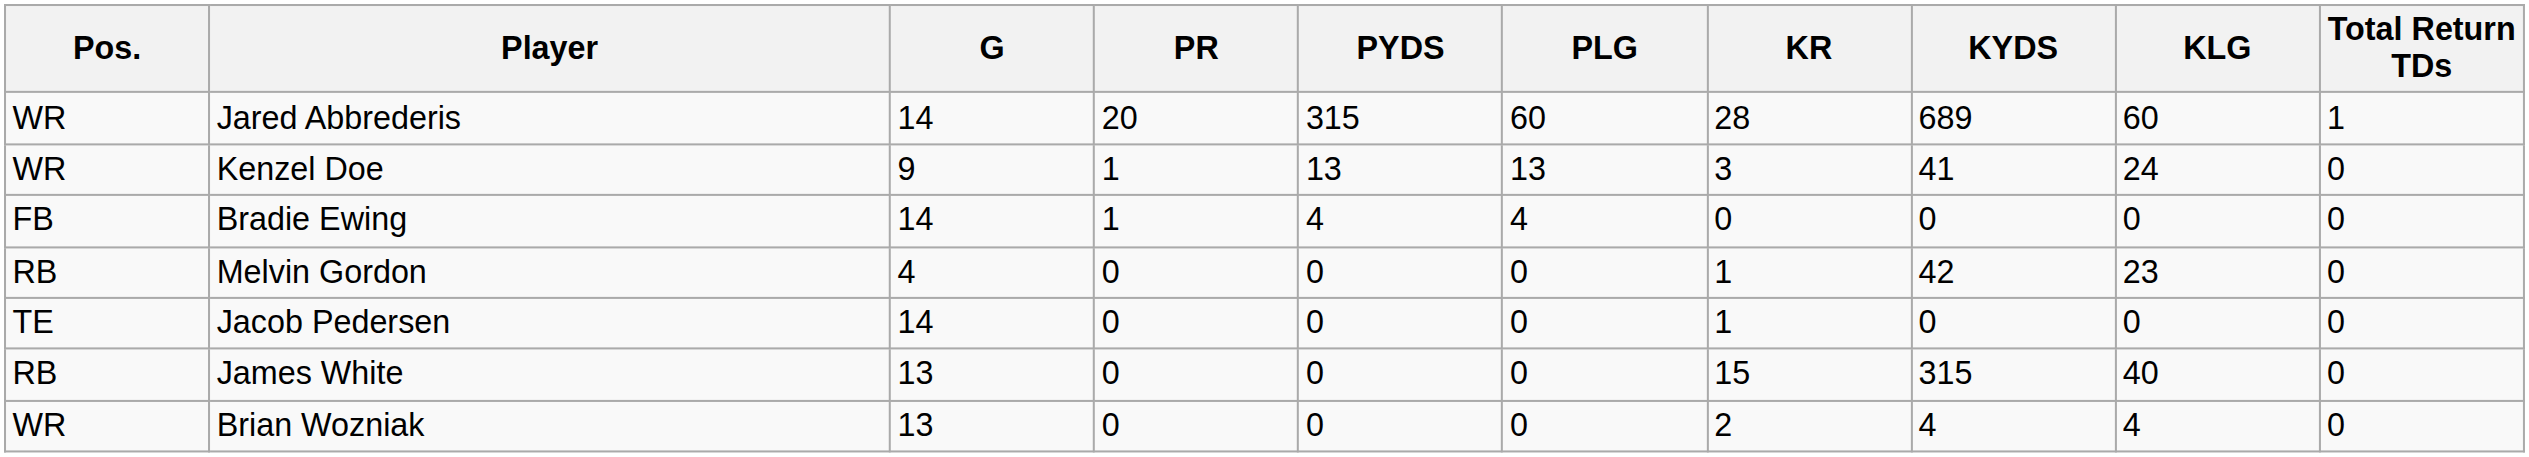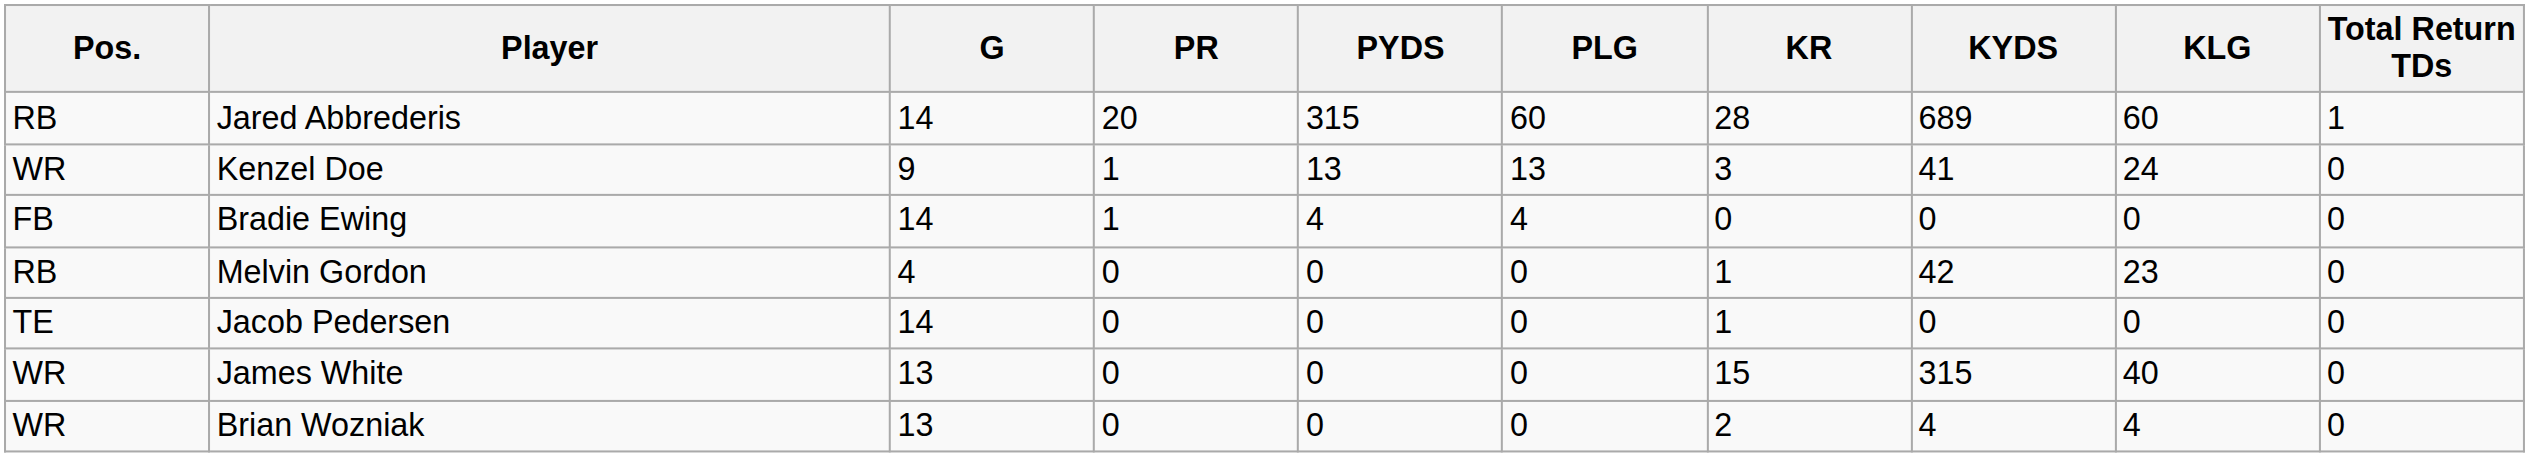(39, 117) WR -> (35, 117) RB
(35, 374) RB -> (39, 374) WR
